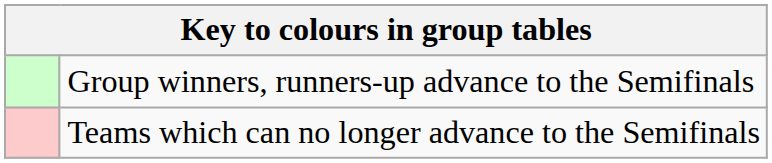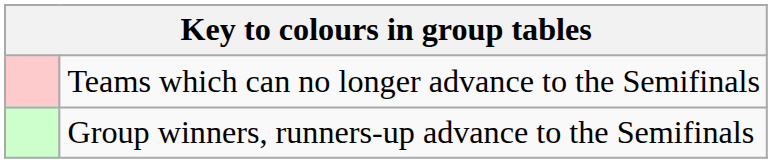rows swapped: (411, 81) <-> (414, 132)
